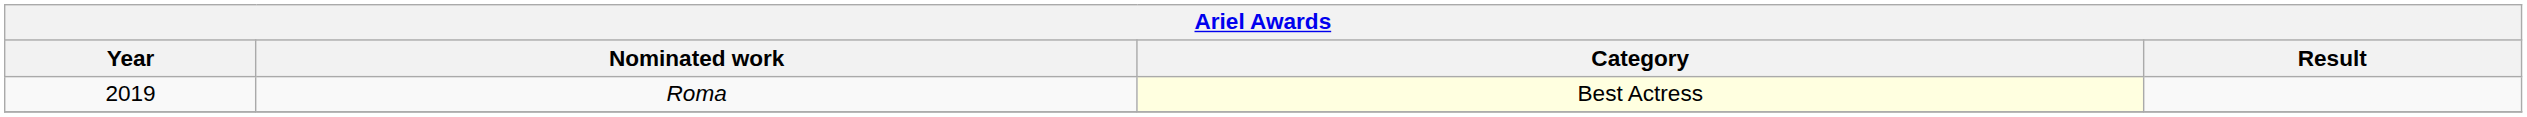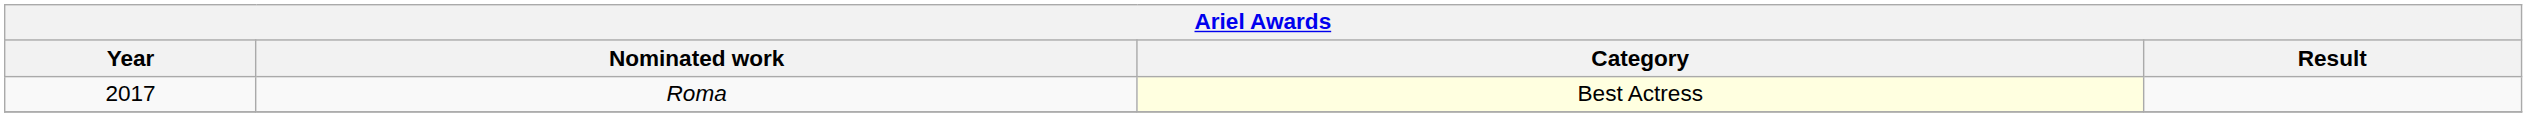(131, 93) 2019 -> (131, 93) 2017
